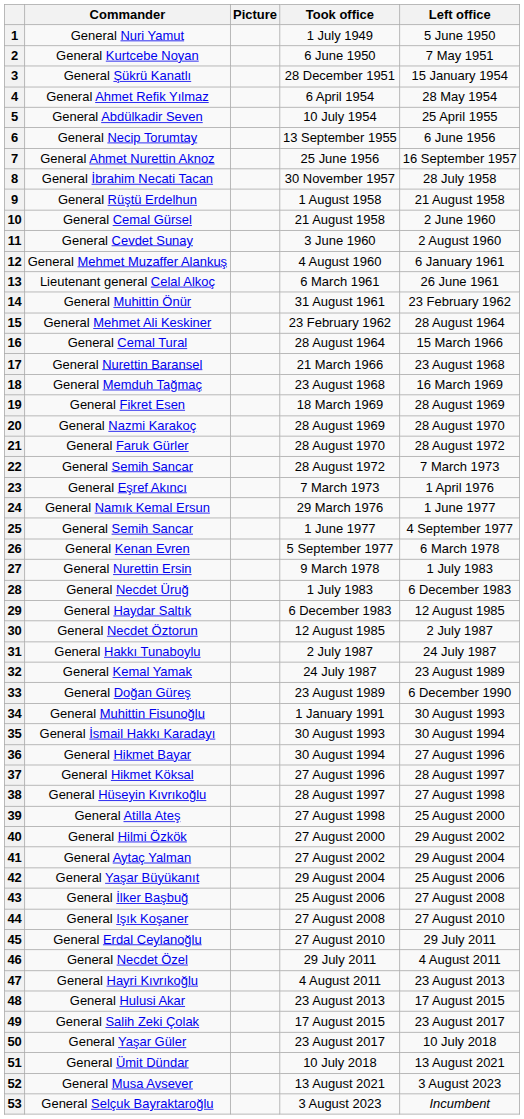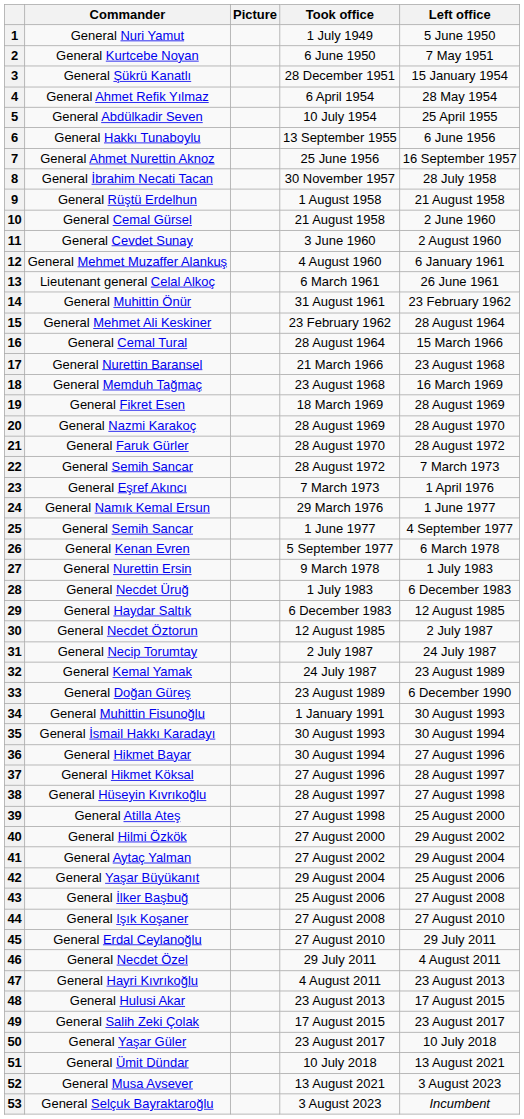(127, 138) General Necip Torumtay -> (127, 138) General Hakkı Tunaboylu
(127, 651) General Hakkı Tunaboylu -> (127, 651) General Necip Torumtay
